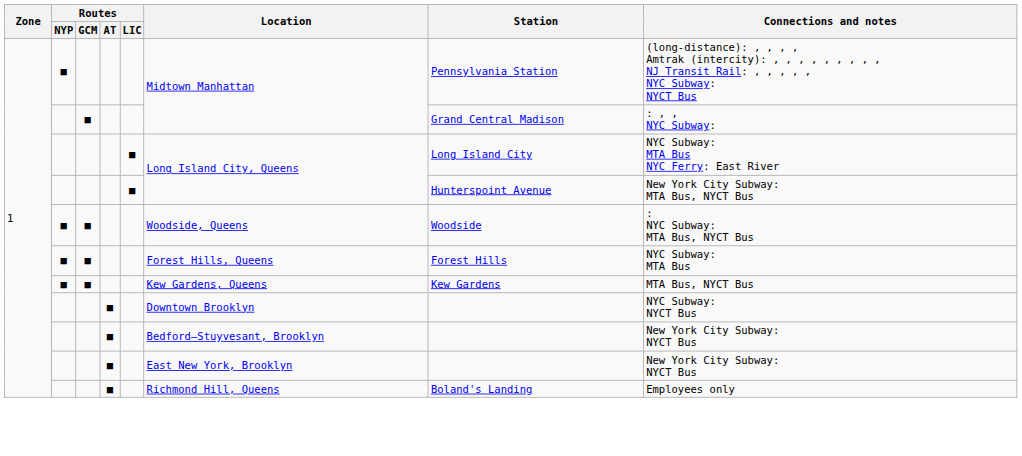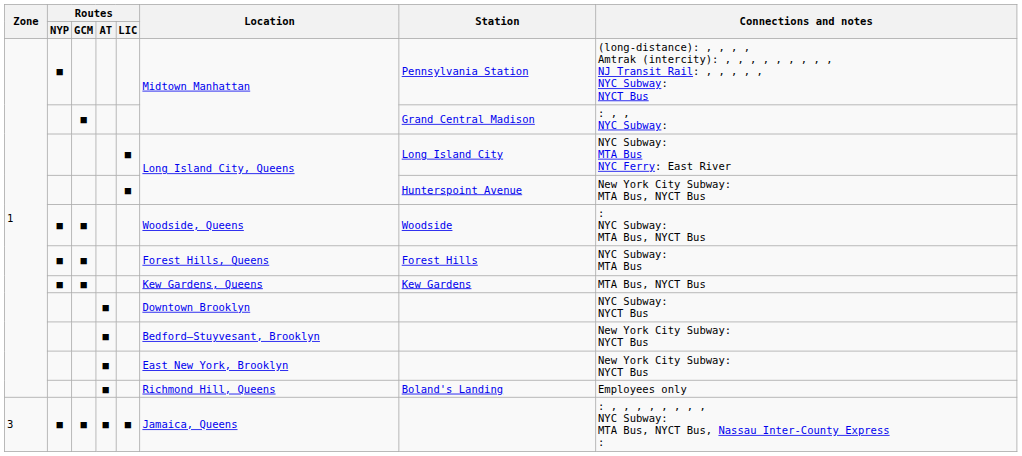+ row: (10, 424)
